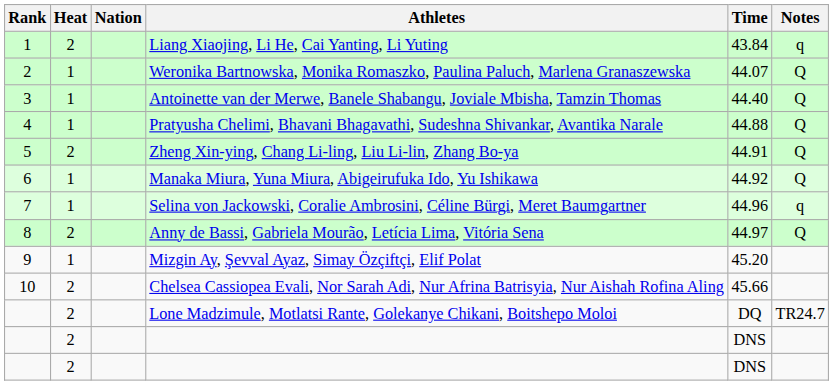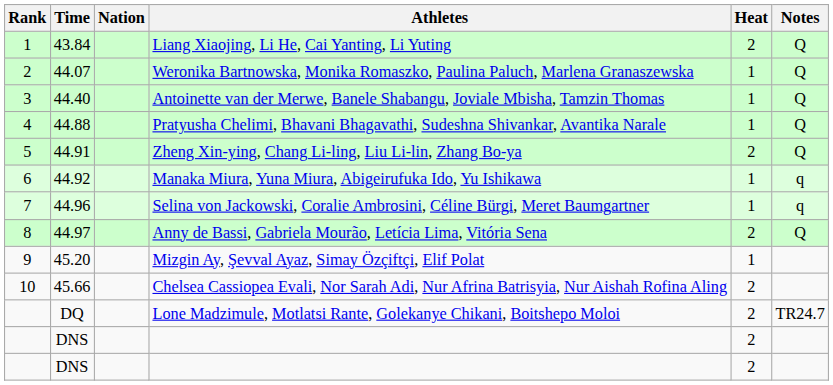columns swapped: (71, 18) <-> (750, 18)
(800, 44) q -> (800, 44) Q
(800, 178) Q -> (800, 178) q
